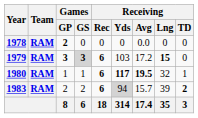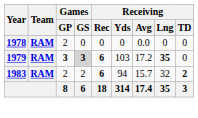(65, 43) bold -> (65, 43) normal
(165, 58) 15 -> (165, 58) 35
- row: (16, 74)
(122, 89) lightgrey background -> (122, 74) no background
(165, 89) 39 -> (165, 74) 32
